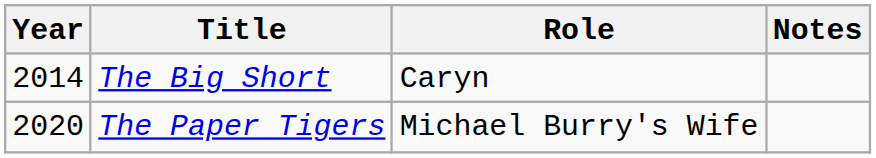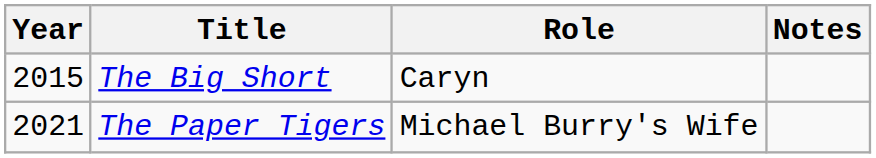(48, 78) 2014 -> (48, 78) 2015
(48, 127) 2020 -> (48, 127) 2021
